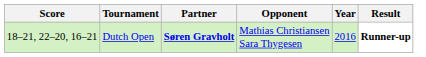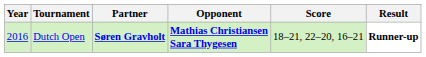columns swapped: (345, 13) <-> (52, 13)
(284, 37) normal -> (219, 37) bold
